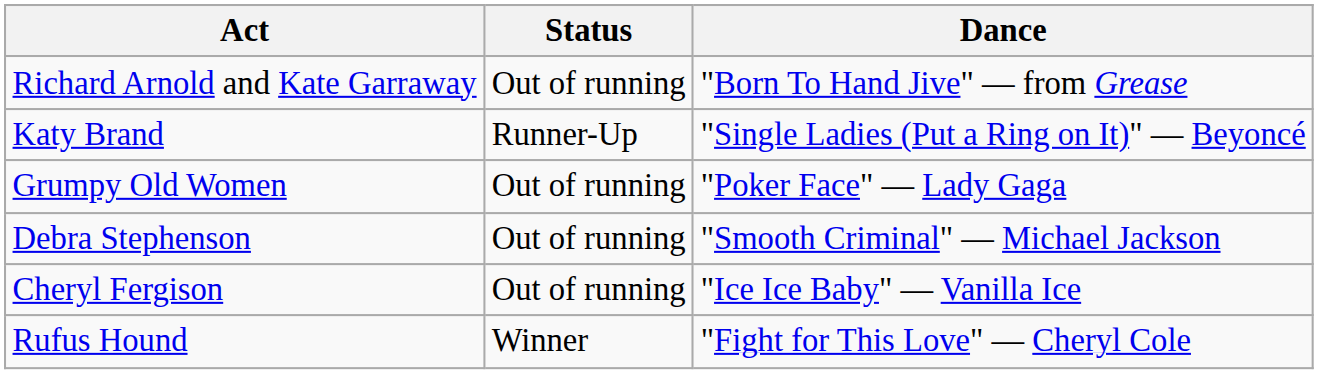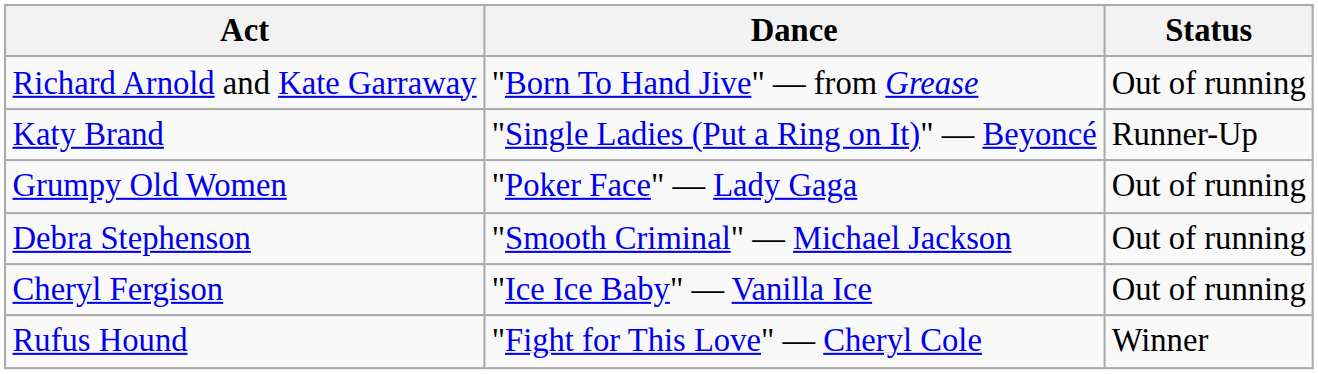columns swapped: (1003, 30) <-> (589, 30)
